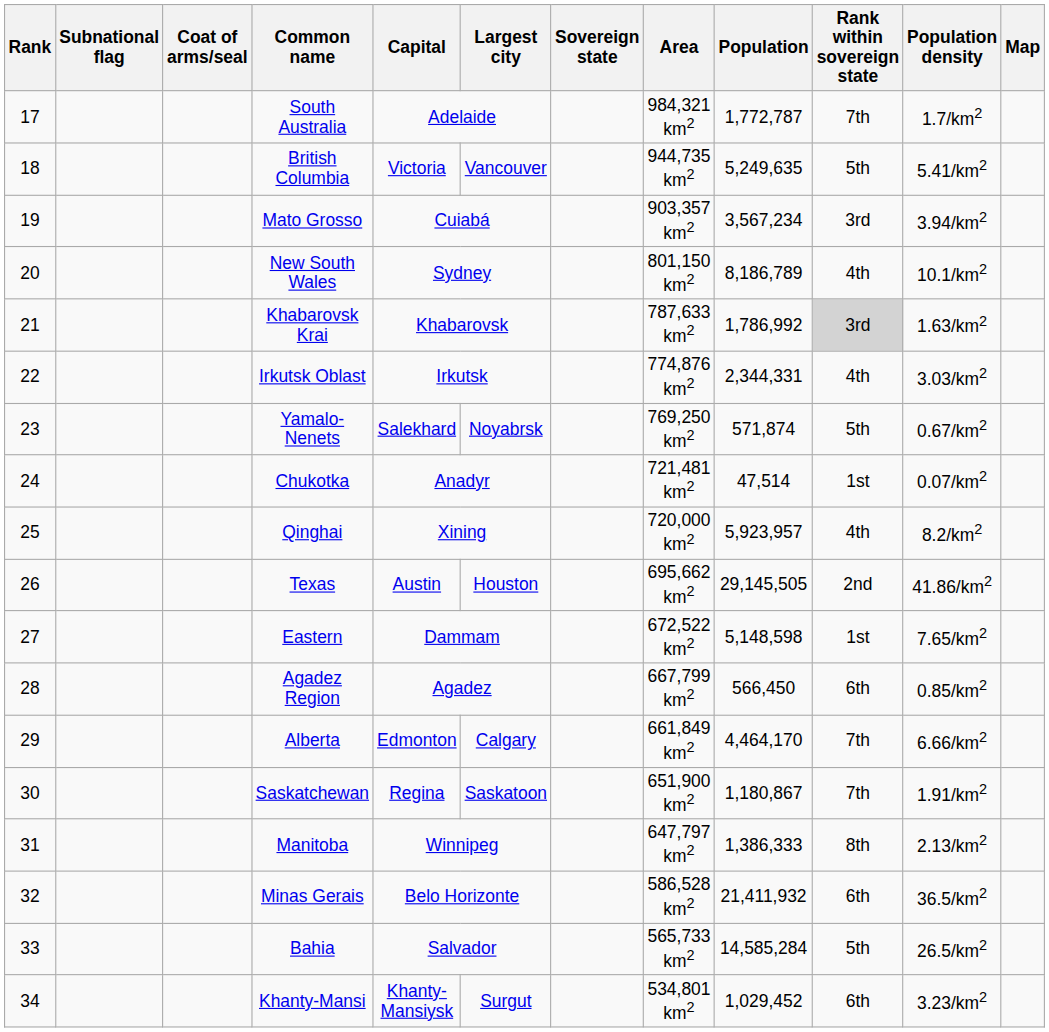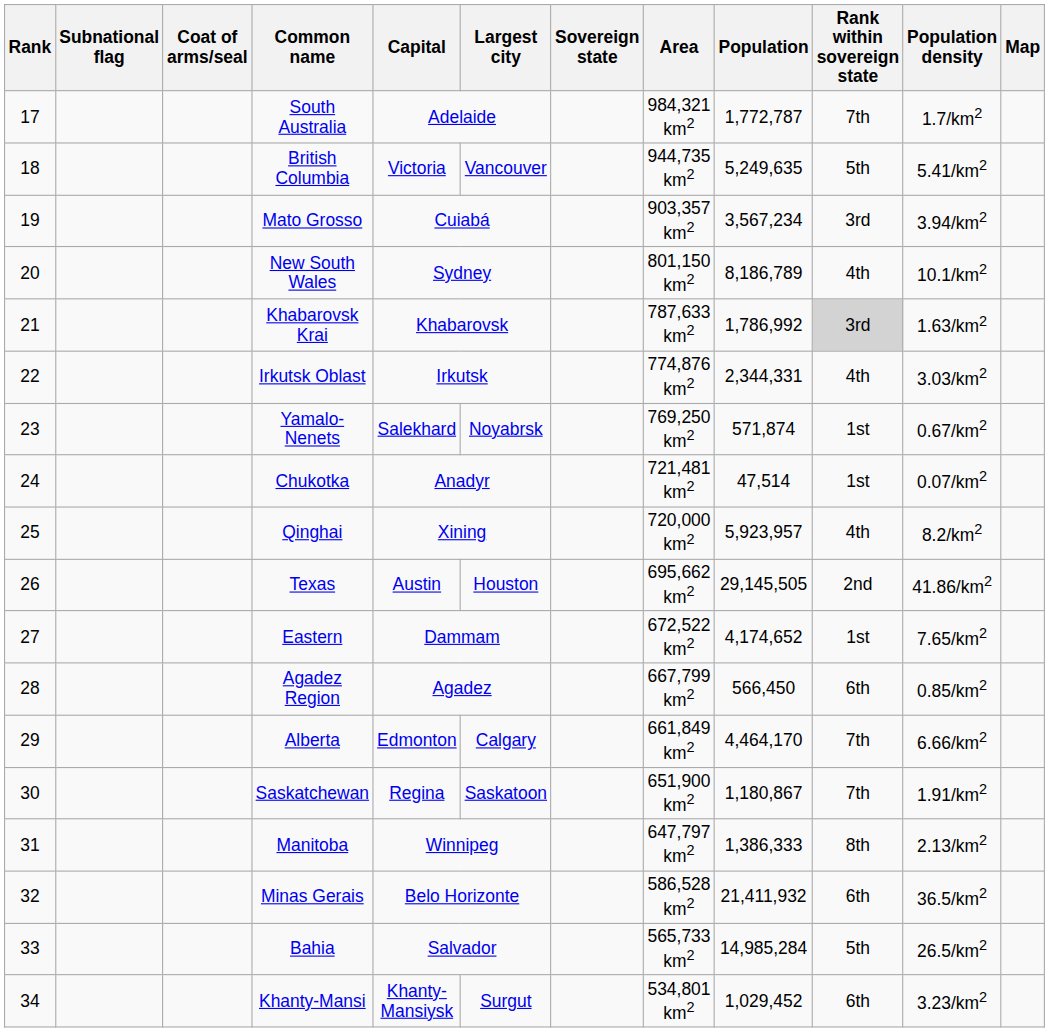(858, 428) 5th -> (858, 428) 1st
(764, 636) 5,148,598 -> (764, 636) 4,174,652
(764, 948) 14,585,284 -> (764, 948) 14,985,284
